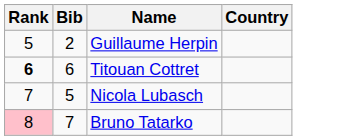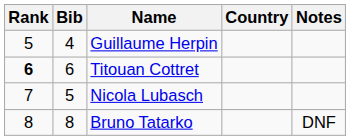+ column: (319, 17)
(69, 43) 2 -> (69, 43) 4
(28, 122) pink background -> (28, 122) no background
(69, 122) 7 -> (69, 122) 8
